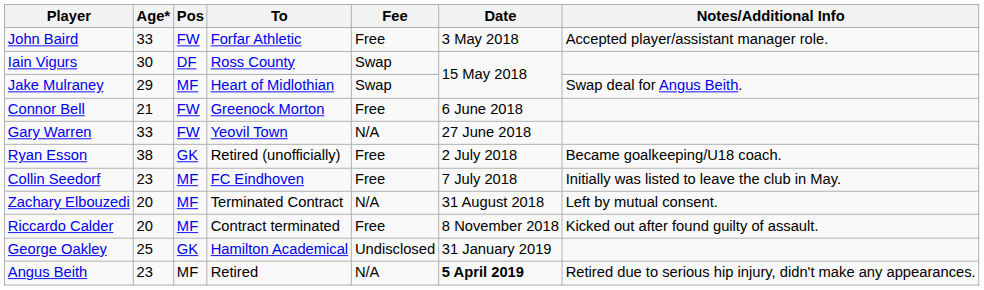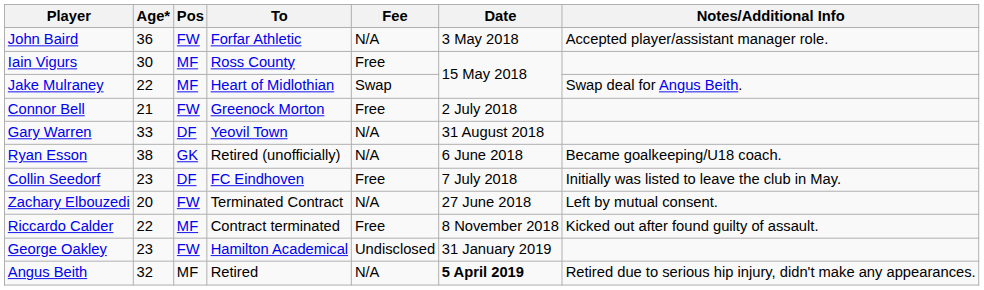(145, 39) 33 -> (145, 39) 36
(370, 39) Free -> (367, 39) N/A
(187, 62) DF -> (188, 62) MF
(373, 62) Swap -> (370, 62) Free
(145, 86) 29 -> (145, 86) 22
(482, 109) 6 June 2018 -> (480, 109) 2 July 2018
(188, 132) FW -> (187, 132) DF
(486, 132) 27 June 2018 -> (493, 132) 31 August 2018
(370, 156) Free -> (367, 156) N/A
(480, 156) 2 July 2018 -> (482, 156) 6 June 2018
(188, 179) MF -> (187, 179) DF
(188, 202) MF -> (188, 202) FW
(493, 202) 31 August 2018 -> (486, 202) 27 June 2018
(145, 226) 20 -> (145, 226) 22
(145, 249) 25 -> (145, 249) 23
(188, 249) GK -> (188, 249) FW
(145, 272) 23 -> (145, 272) 32
